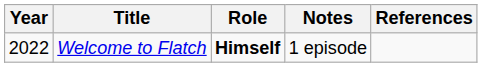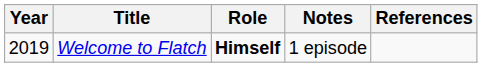(29, 47) 2022 -> (29, 47) 2019
